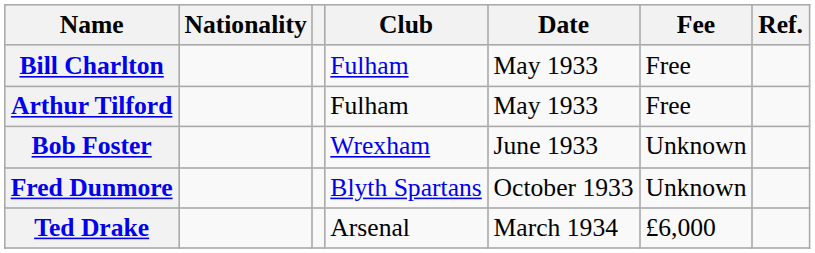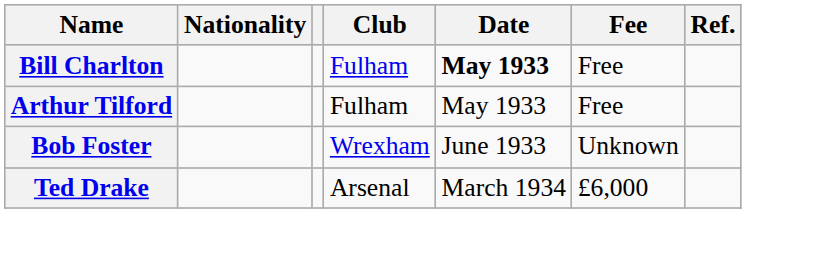(546, 65) normal -> (495, 65) bold
- row: (92, 187)
